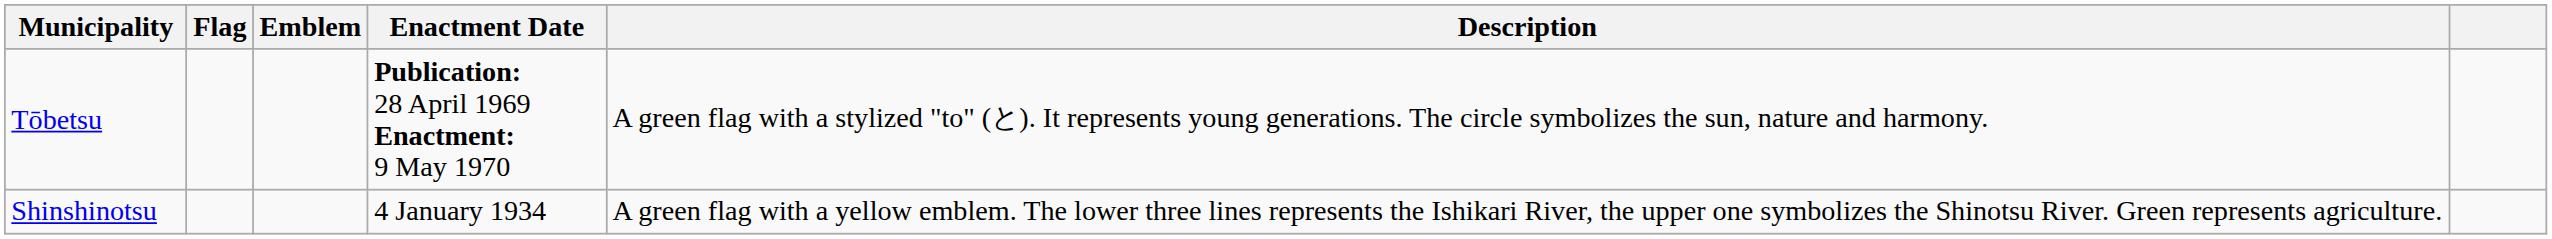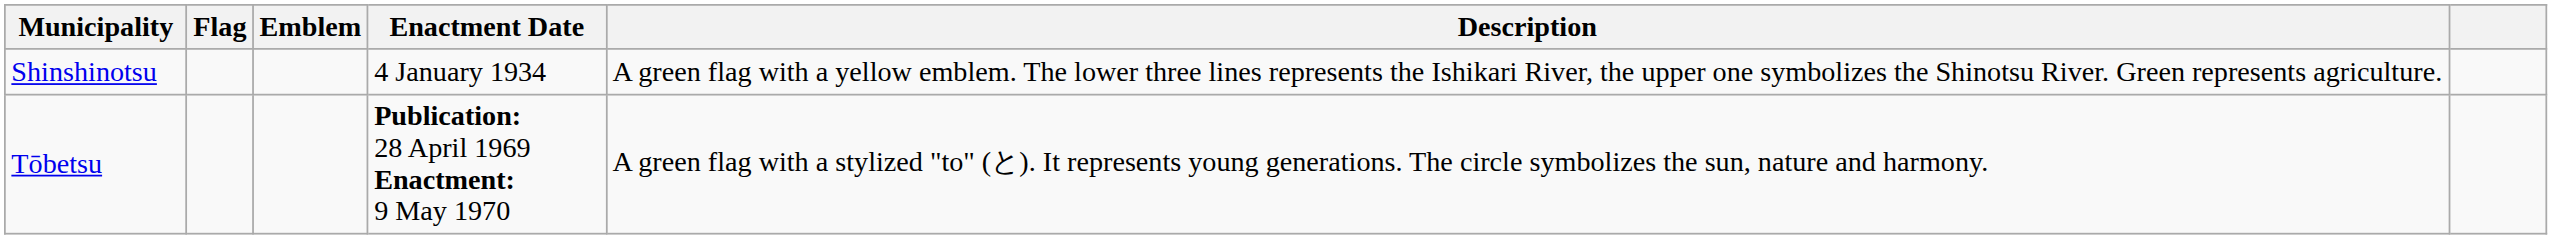rows swapped: (84, 211) <-> (57, 119)
